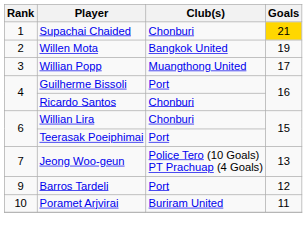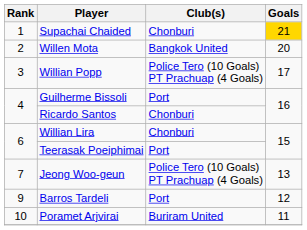(284, 48) 19 -> (284, 48) 20
(197, 66) Muangthong United -> (206, 72) Police Tero (10 Goals) PT Prachuap (4 Goals)
